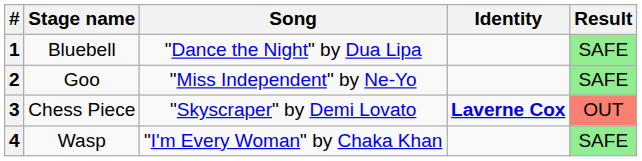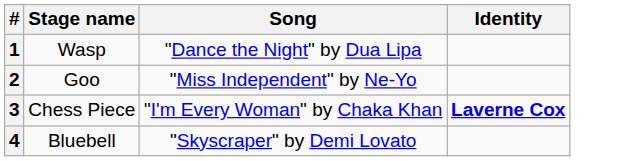- column: (603, 19)
(82, 49) Bluebell -> (82, 49) Wasp
(293, 110) "Skyscraper" by Demi Lovato -> (293, 110) "I'm Every Woman" by Chaka Khan
(82, 140) Wasp -> (82, 140) Bluebell
(293, 140) "I'm Every Woman" by Chaka Khan -> (293, 140) "Skyscraper" by Demi Lovato
